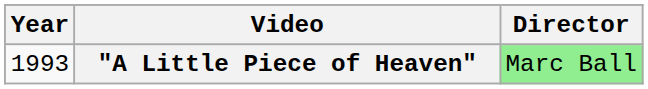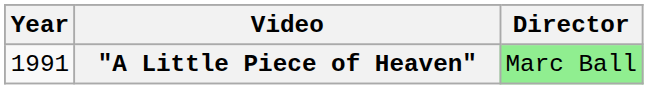(40, 64) 1993 -> (40, 64) 1991
